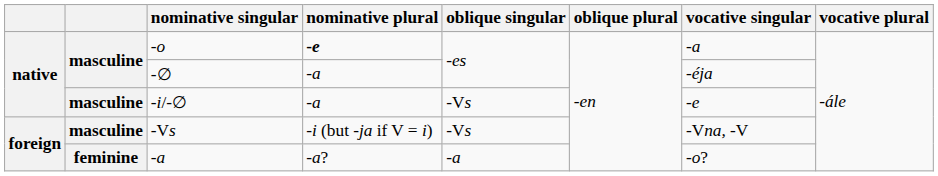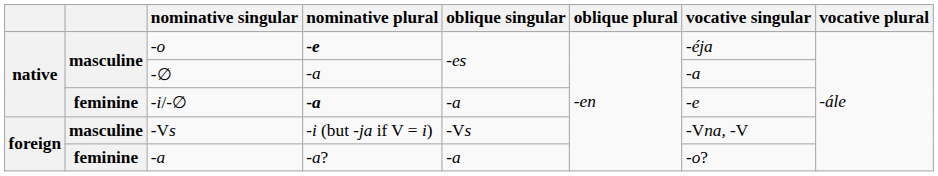(693, 45) -a -> (699, 45) -éja
(699, 73) -éja -> (693, 73) -a
(106, 102) masculine -> (106, 102) feminine
(313, 102) normal -> (313, 102) bold
(459, 102) -Vs -> (453, 102) -a
